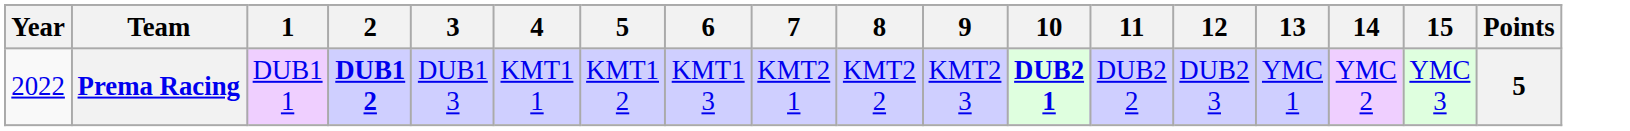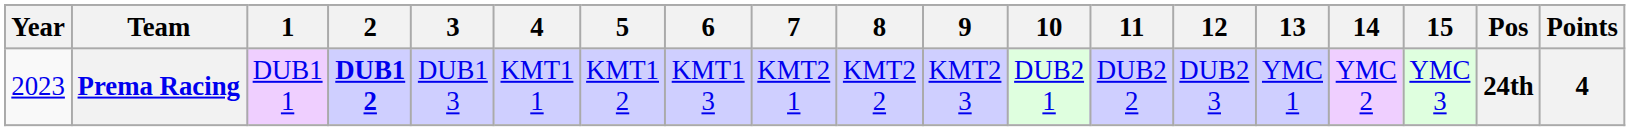+ column: (1508, 26)
(38, 86) 2022 -> (38, 86) 2023
(1049, 86) bold -> (1049, 86) normal
(1519, 86) 5 -> (1582, 86) 4
